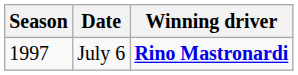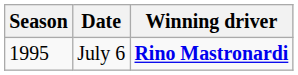(29, 53) 1997 -> (29, 53) 1995
